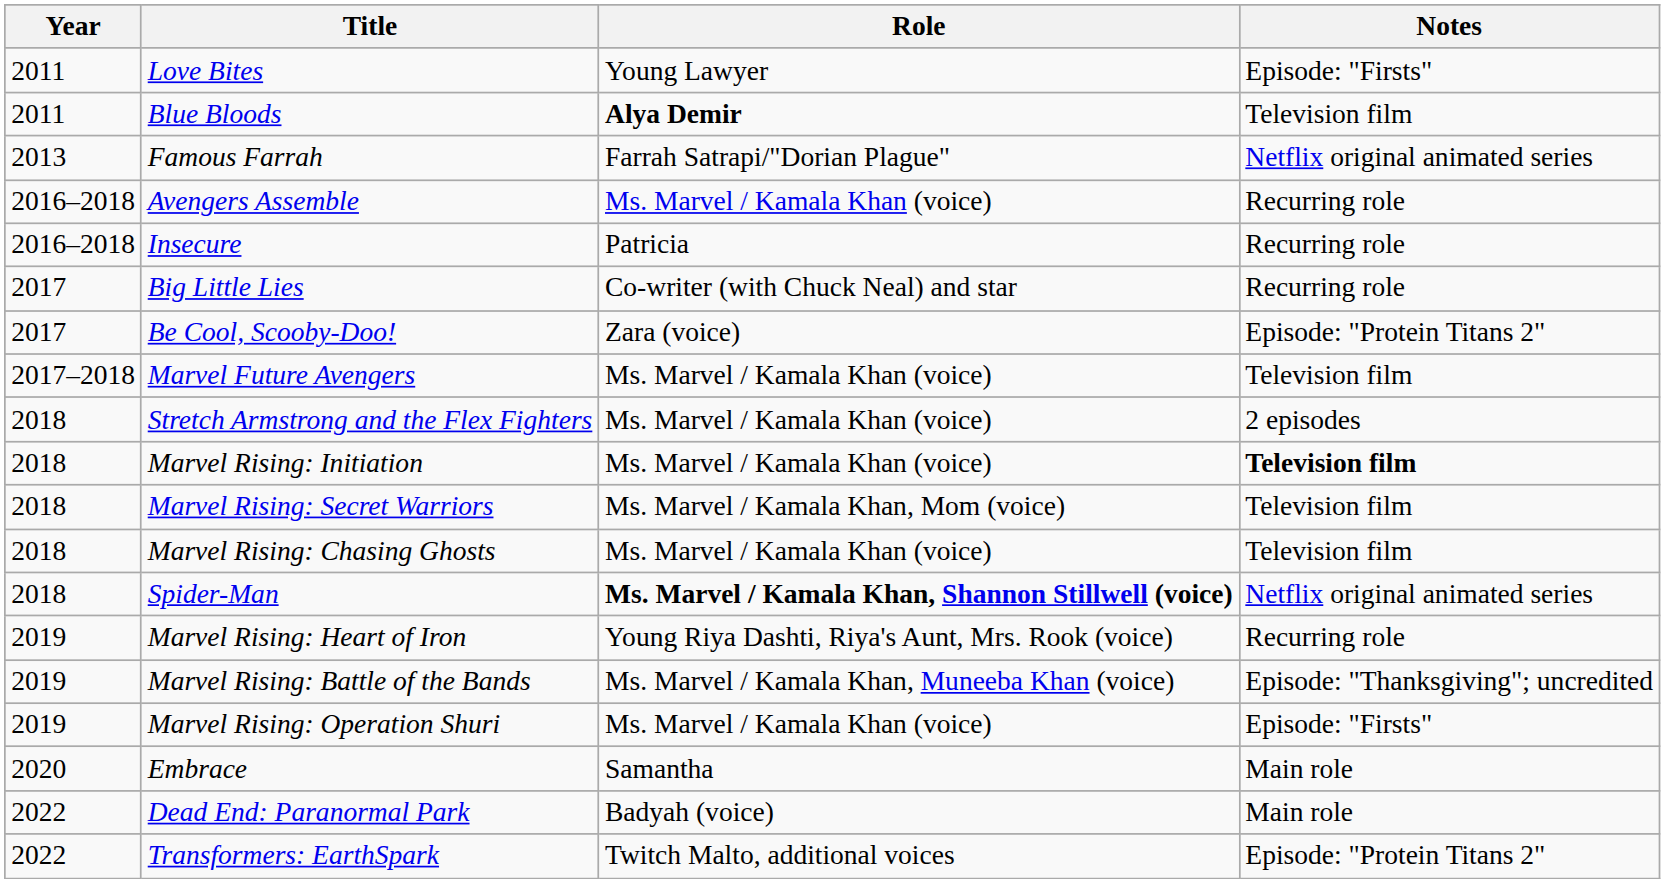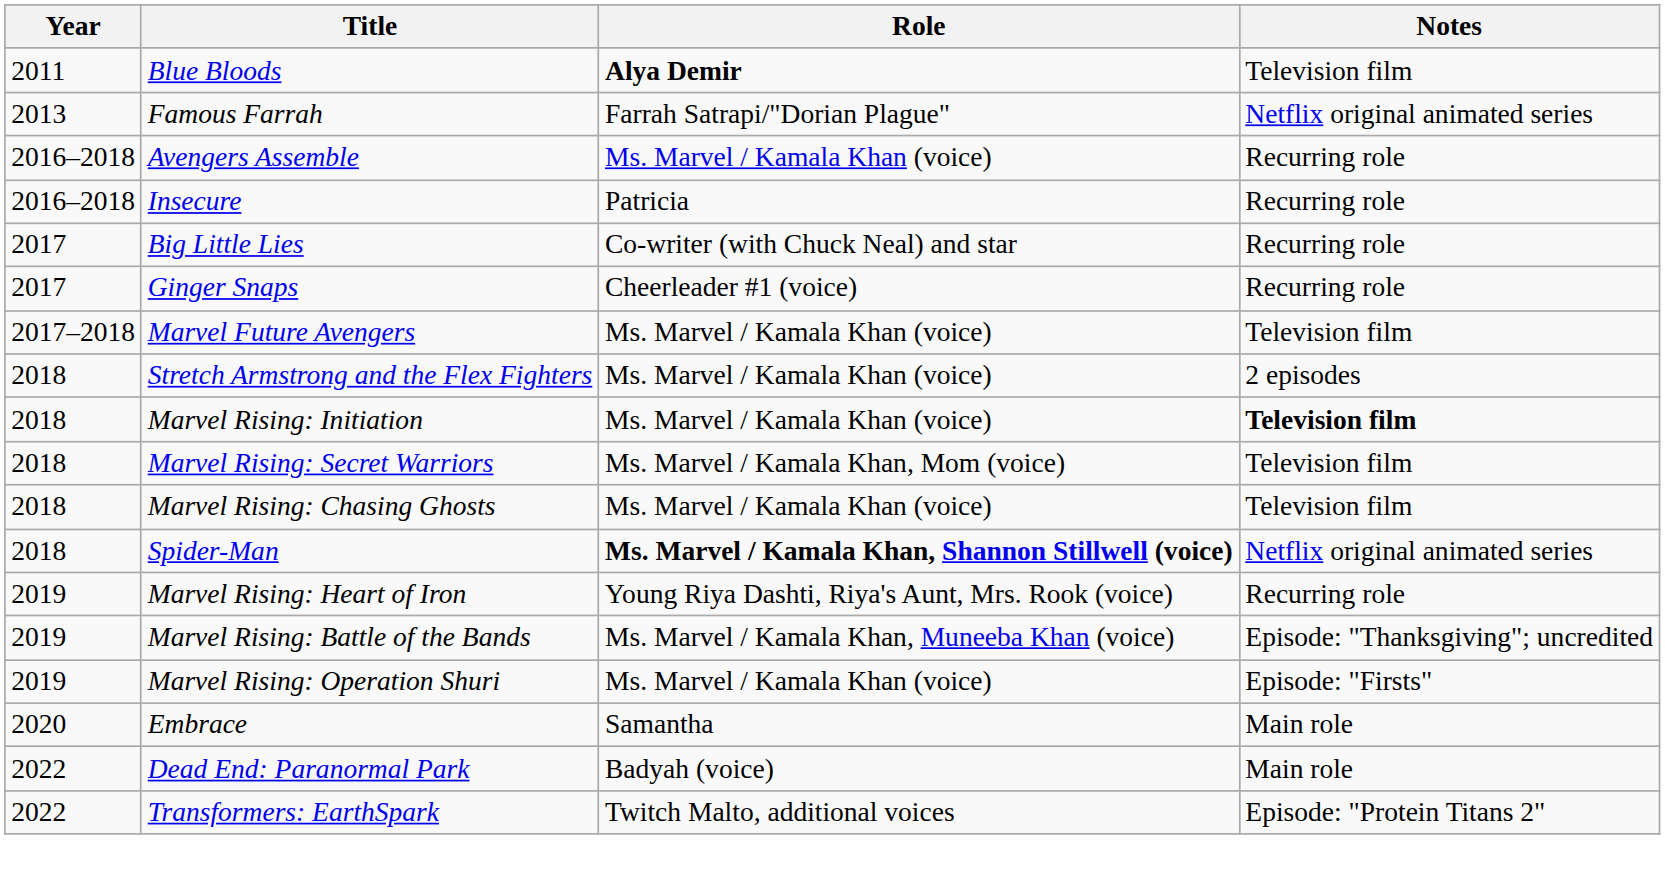- row: (205, 69)
+ row: (223, 288)
- row: (272, 331)
